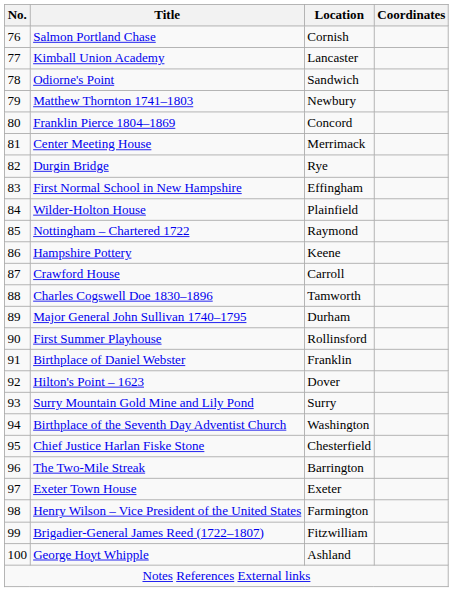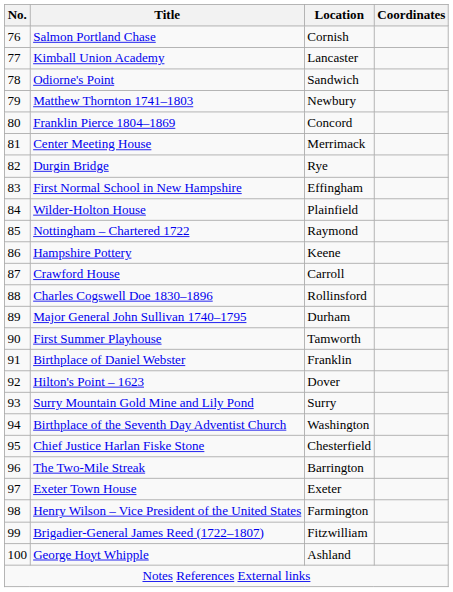(334, 295) Tamworth -> (337, 295) Rollinsford
(337, 338) Rollinsford -> (334, 338) Tamworth
